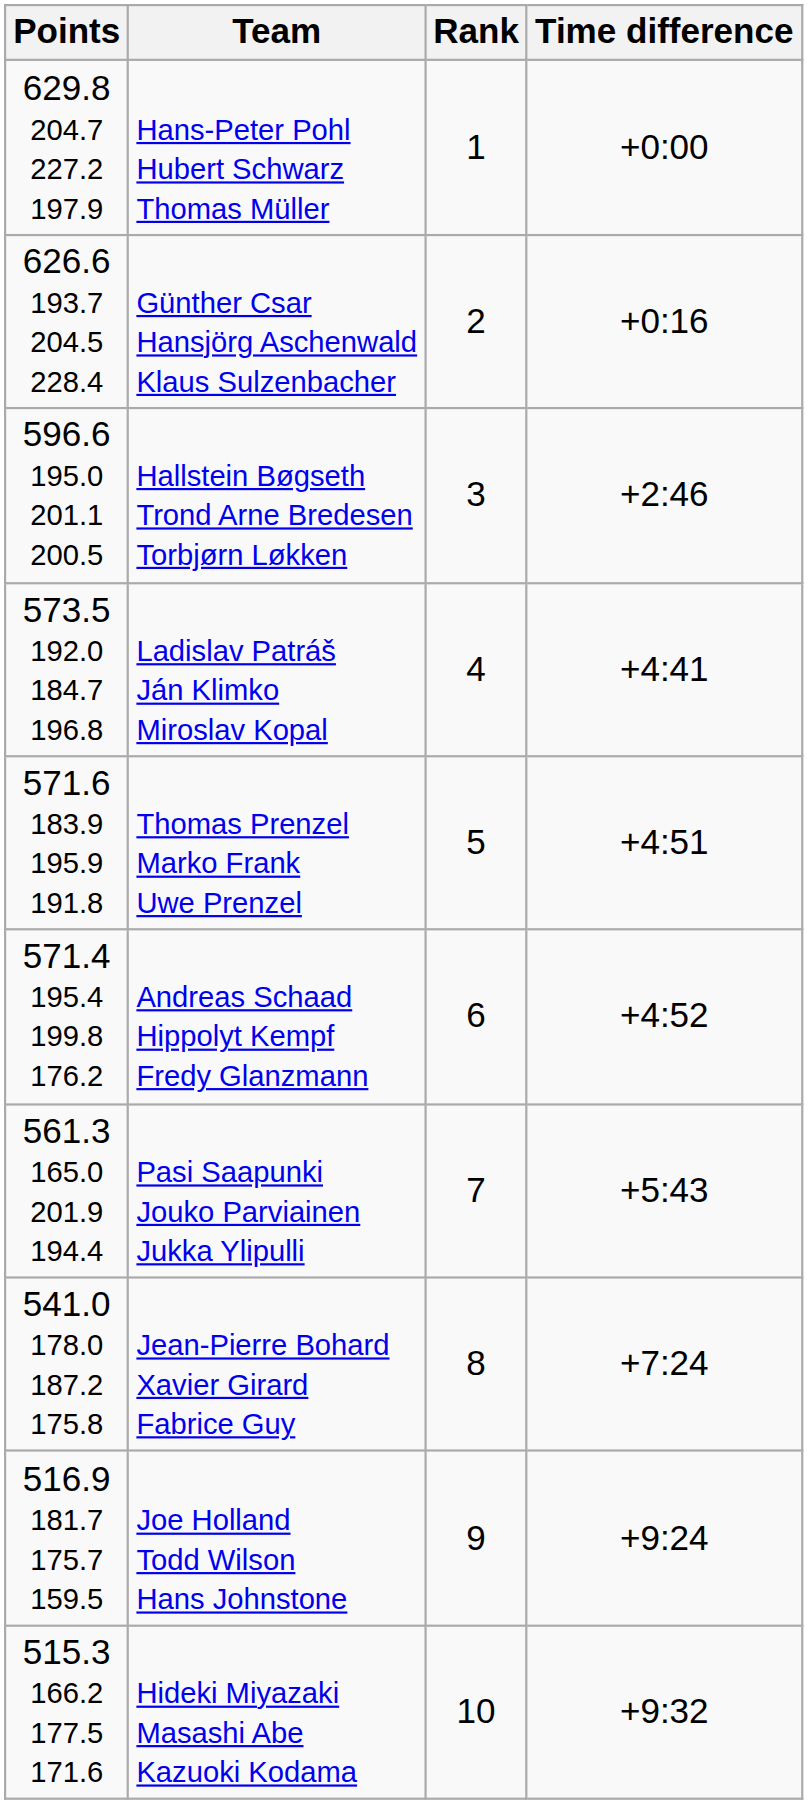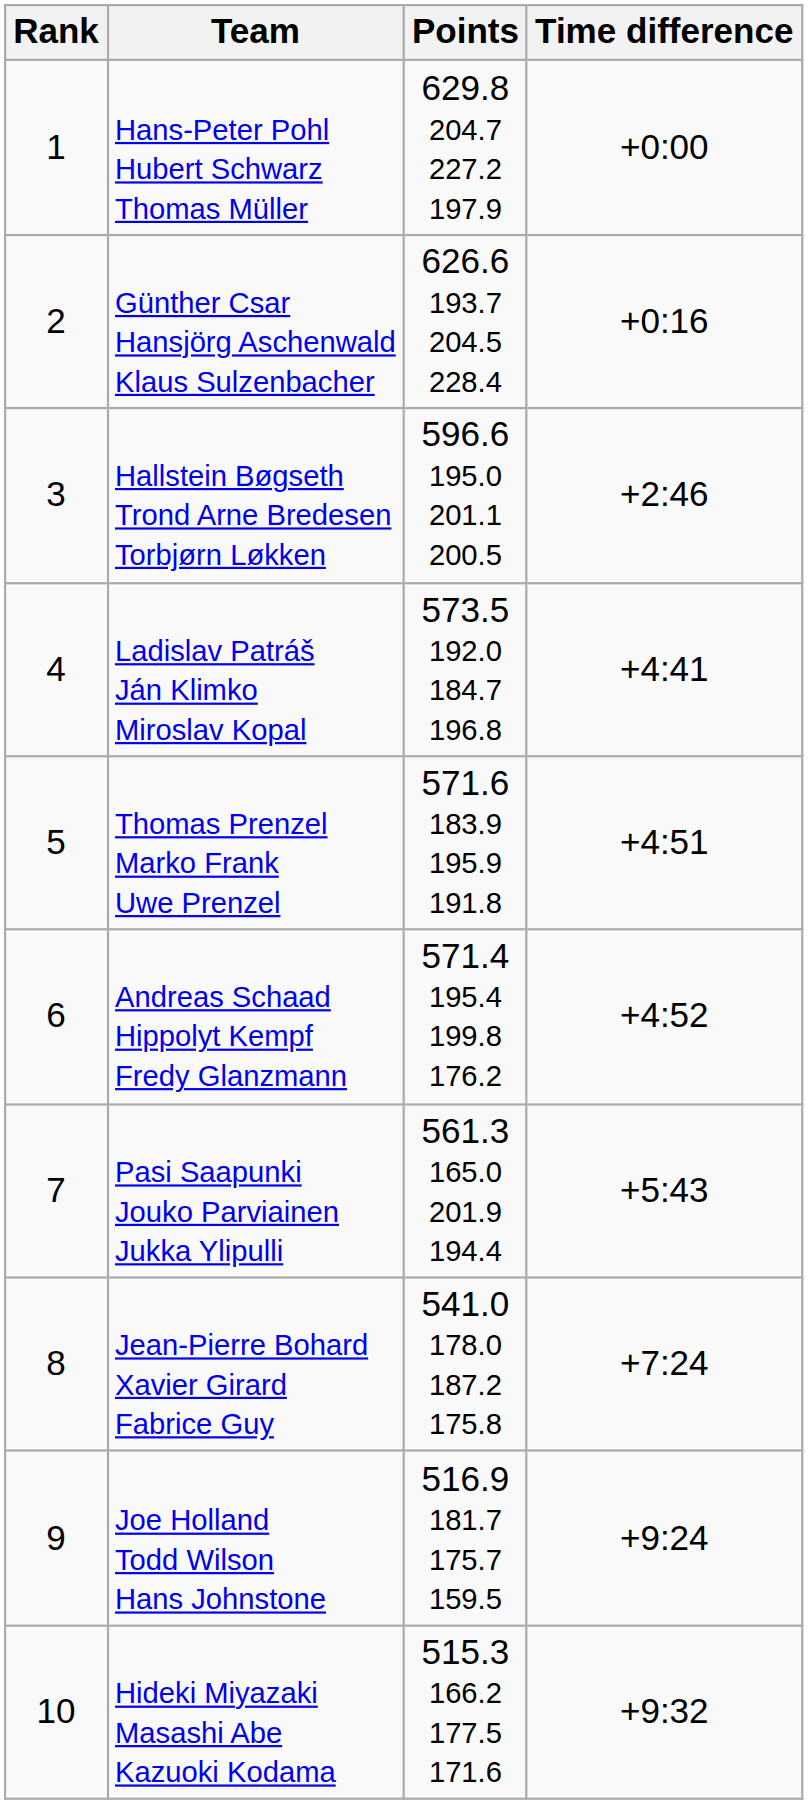columns swapped: (476, 32) <-> (67, 32)
